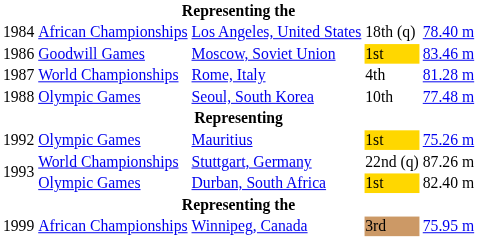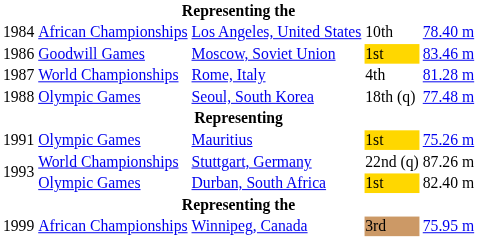(390, 32) 18th (q) -> (379, 32) 10th
(379, 97) 10th -> (390, 97) 18th (q)
(19, 140) 1992 -> (19, 140) 1991
